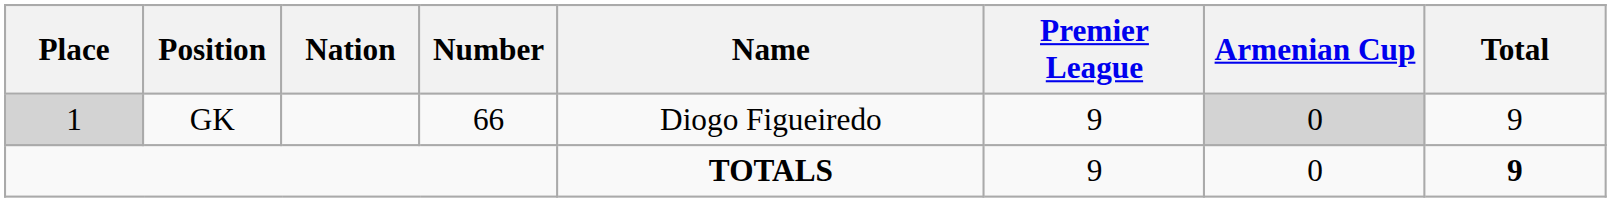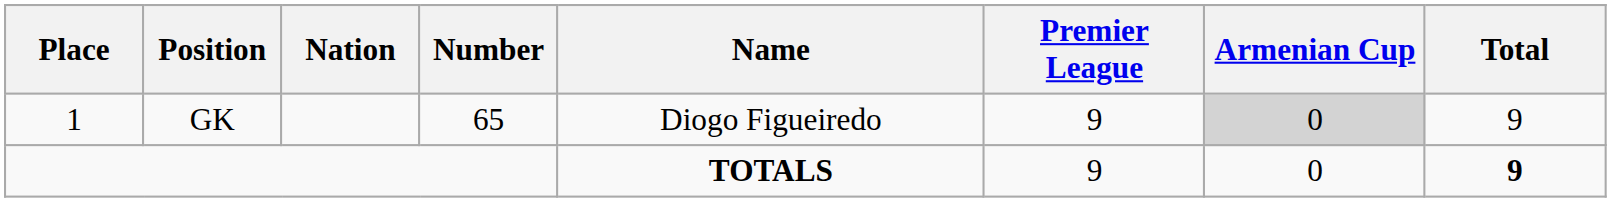(74, 119) lightgrey background -> (74, 119) no background
(489, 119) 66 -> (489, 119) 65
